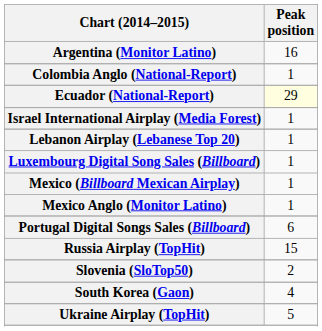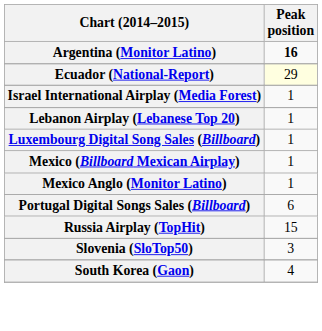(291, 52) normal -> (291, 52) bold
- row: (134, 74)
(291, 270) 2 -> (291, 249) 3
- row: (134, 314)
